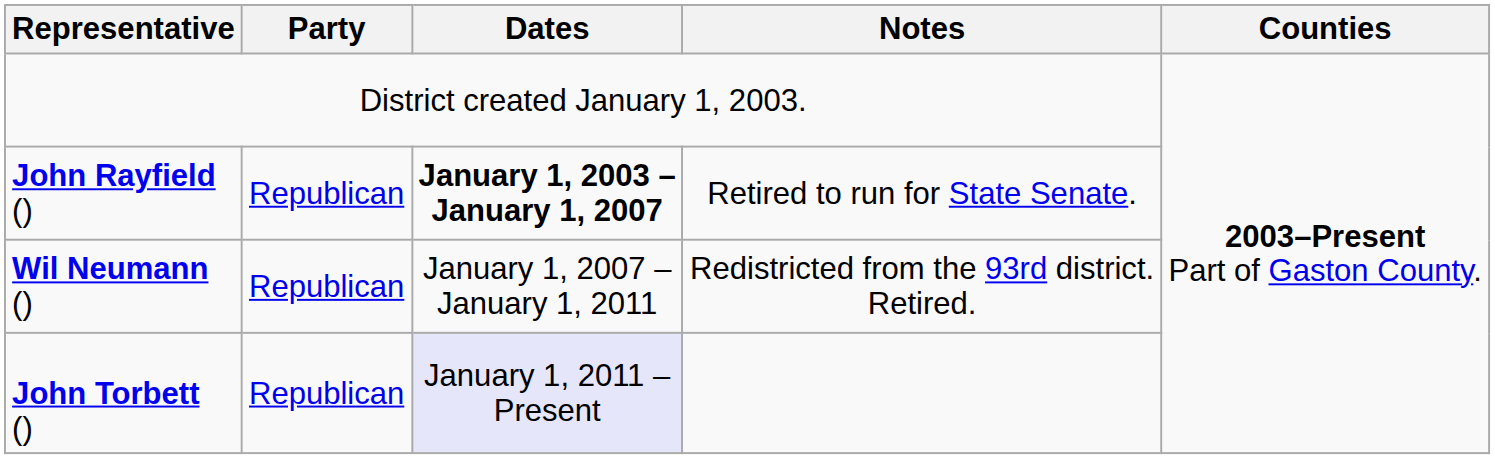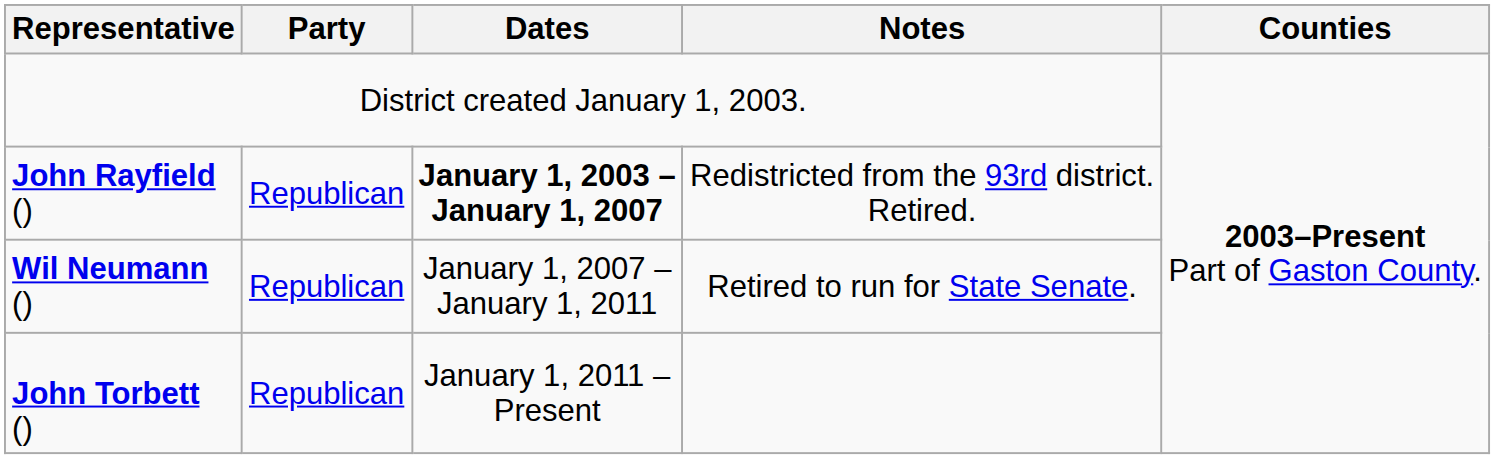(922, 193) Retired to run for State Senate. -> (922, 193) Redistricted from the 93rd district. Retired.
(922, 286) Redistricted from the 93rd district. Retired. -> (922, 286) Retired to run for State Senate.
(547, 392) lavender background -> (547, 392) no background
